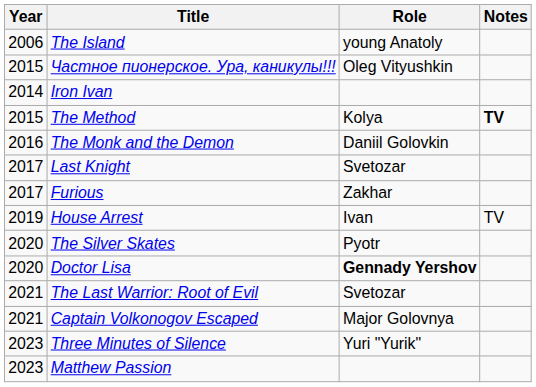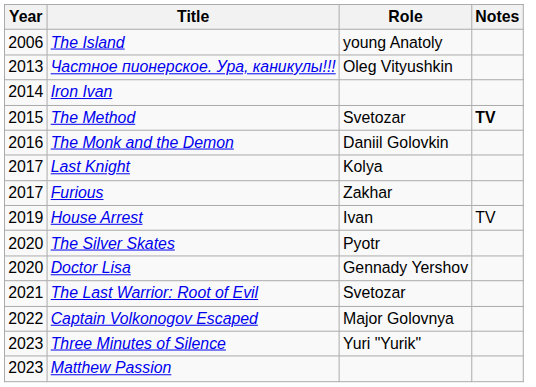(26, 67) 2015 -> (26, 67) 2013
(363, 117) Kolya -> (374, 117) Svetozar
(374, 167) Svetozar -> (363, 167) Kolya
(410, 268) bold -> (406, 268) normal
(26, 318) 2021 -> (26, 318) 2022
